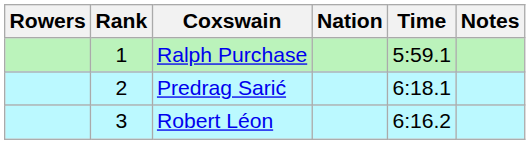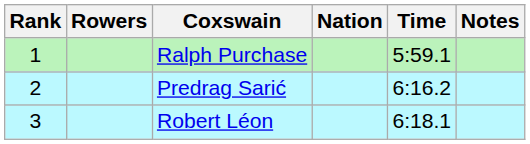columns swapped: (121, 21) <-> (48, 21)
(422, 88) 6:18.1 -> (422, 88) 6:16.2
(422, 121) 6:16.2 -> (422, 121) 6:18.1
